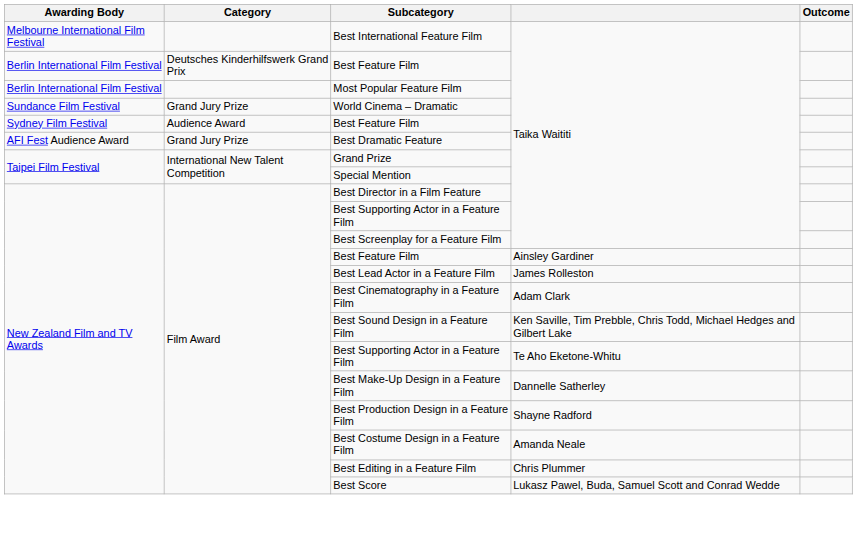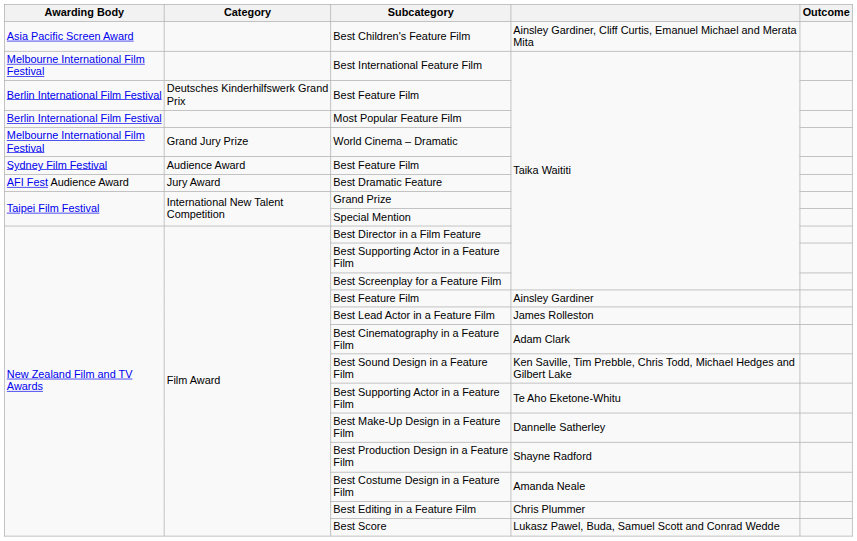+ row: (402, 36)
(63, 106) Sundance Film Festival -> (76, 142) Melbourne International Film Festival
(208, 141) Grand Jury Prize -> (194, 182) Jury Award
